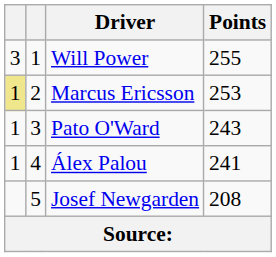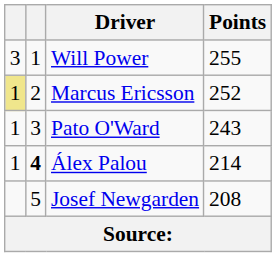(225, 93) 253 -> (225, 93) 252
(36, 163) normal -> (36, 163) bold
(225, 163) 241 -> (225, 163) 214
